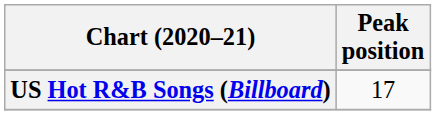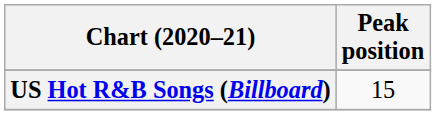(383, 89) 17 -> (383, 89) 15
